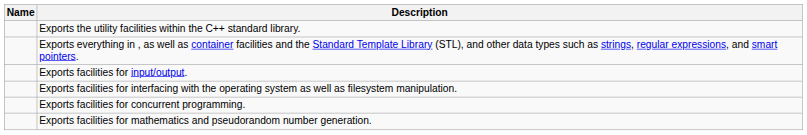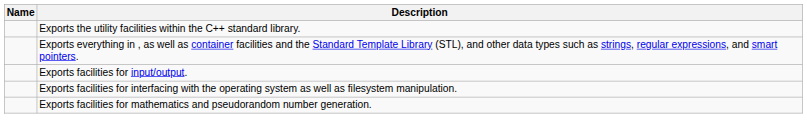- row: (142, 105)
